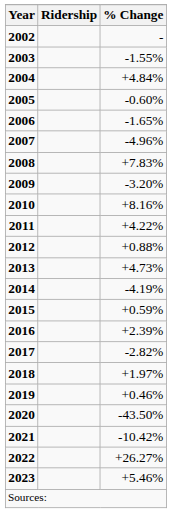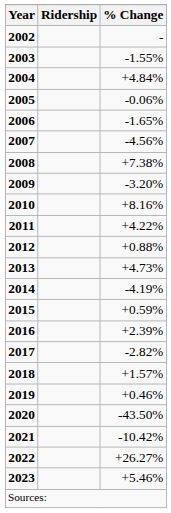(144, 99) -0.60% -> (144, 99) -0.06%
(144, 141) -4.96% -> (144, 141) -4.56%
(142, 162) +7.83% -> (142, 162) +7.38%
(142, 373) +1.97% -> (142, 373) +1.57%
